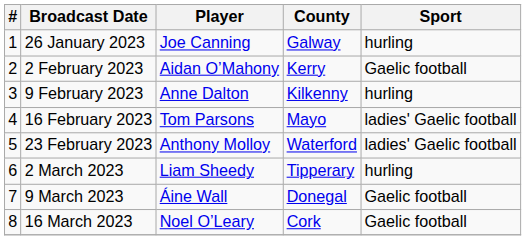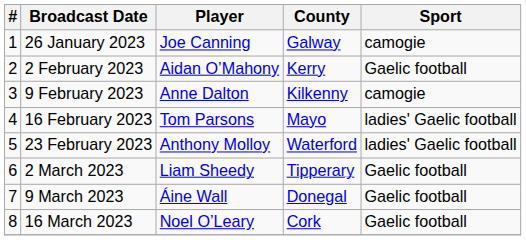(389, 42) hurling -> (395, 42) camogie
(389, 94) hurling -> (395, 94) camogie
(389, 171) hurling -> (416, 171) Gaelic football
